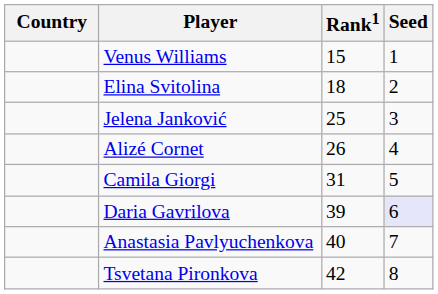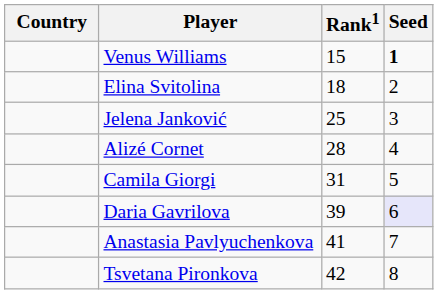(394, 56) normal -> (394, 56) bold
(336, 149) 26 -> (336, 149) 28
(336, 241) 40 -> (336, 241) 41
